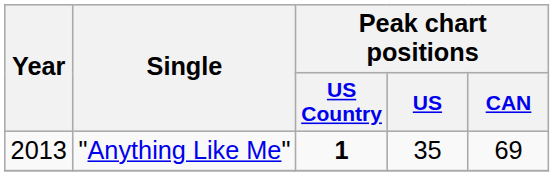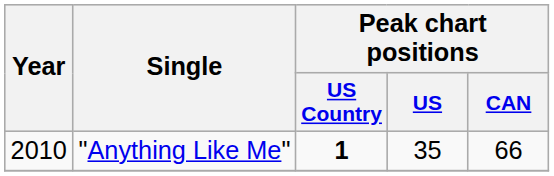(39, 150) 2013 -> (39, 150) 2010
(509, 150) 69 -> (509, 150) 66
